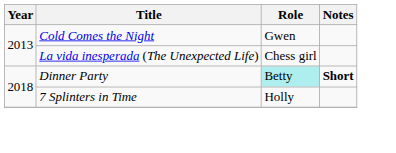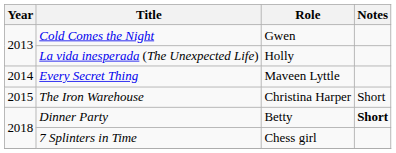(291, 55) Chess girl -> (279, 55) Holly
+ row: (89, 76)
+ row: (91, 96)
(278, 76) paleturquoise background -> (278, 117) no background
(279, 96) Holly -> (291, 138) Chess girl
